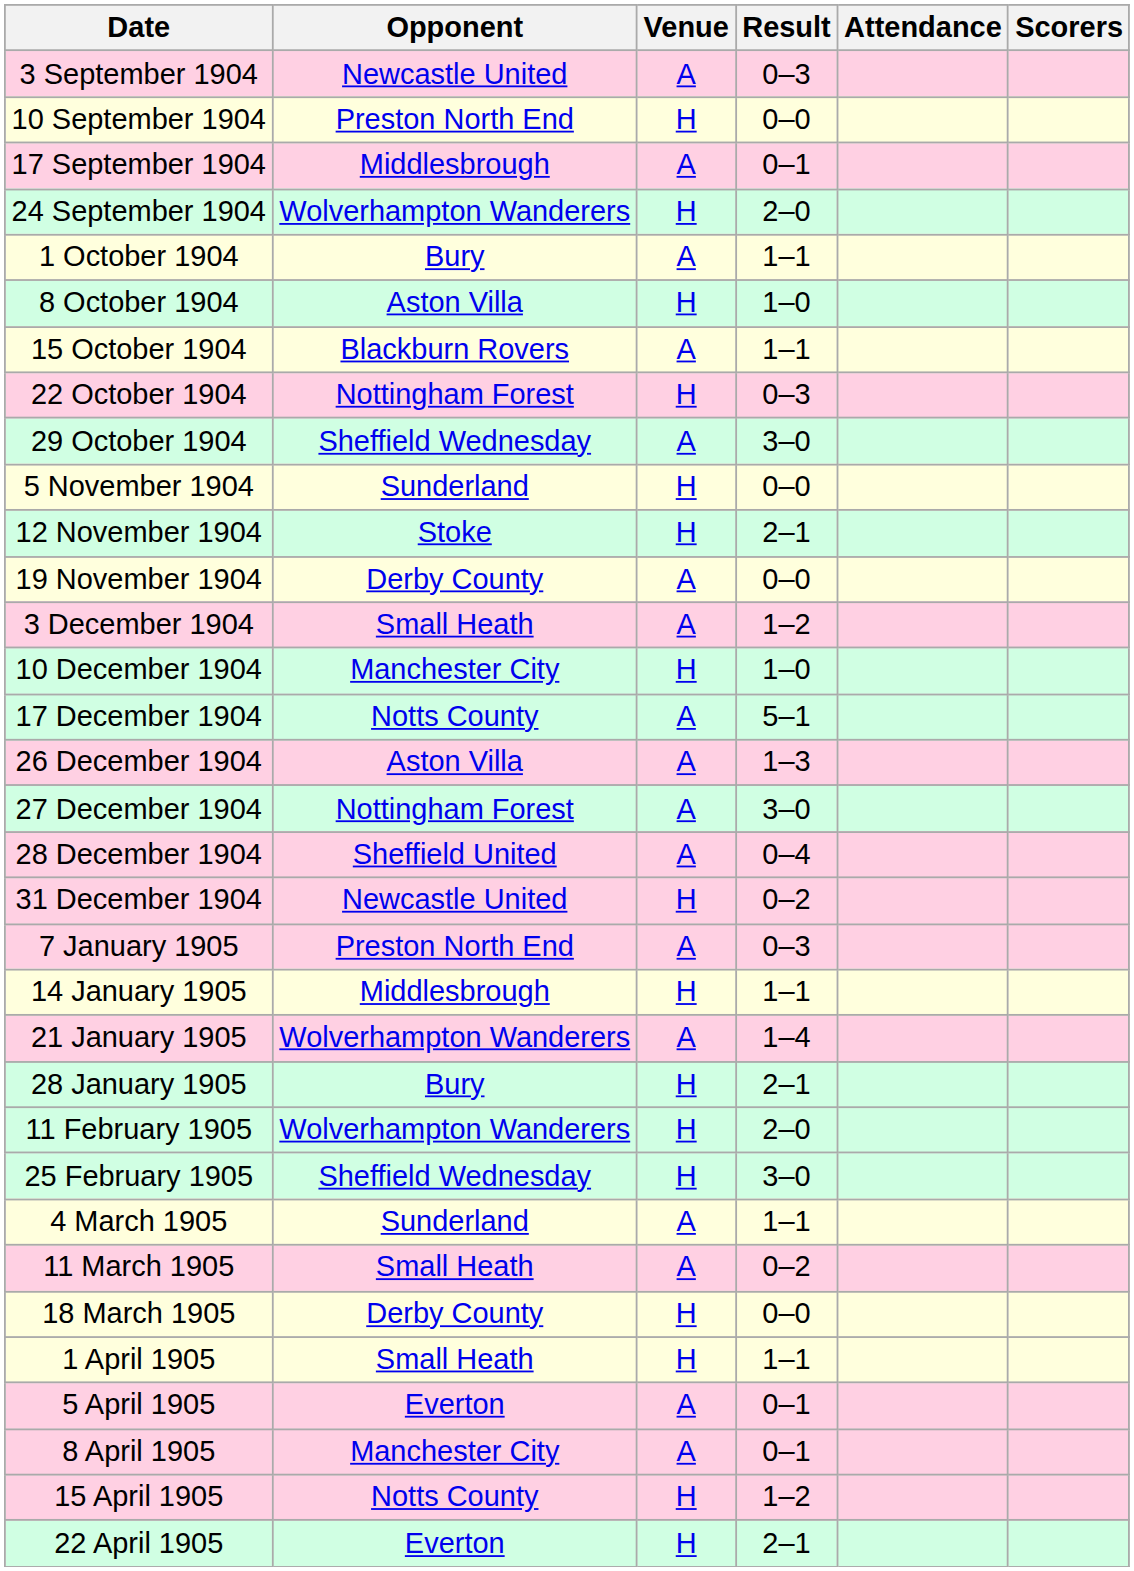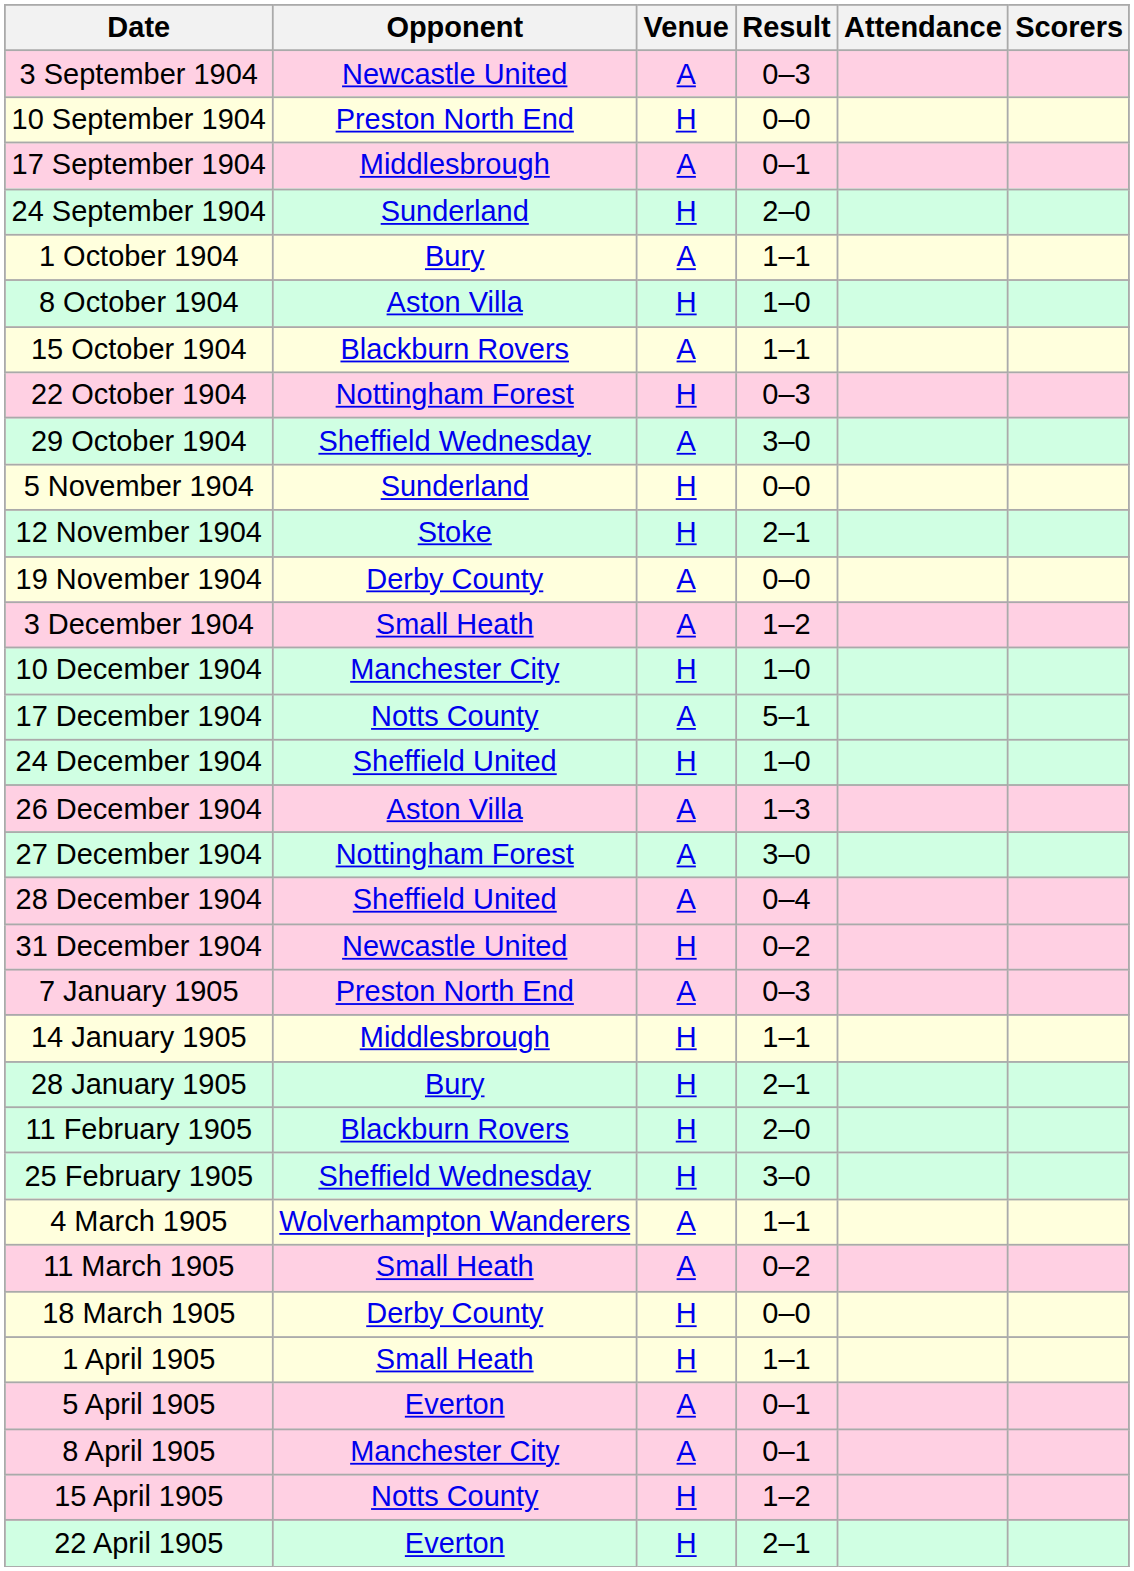(455, 211) Wolverhampton Wanderers -> (455, 211) Sunderland
+ row: (139, 762)
- row: (139, 1037)
(455, 1129) Wolverhampton Wanderers -> (455, 1129) Blackburn Rovers
(455, 1221) Sunderland -> (455, 1221) Wolverhampton Wanderers
